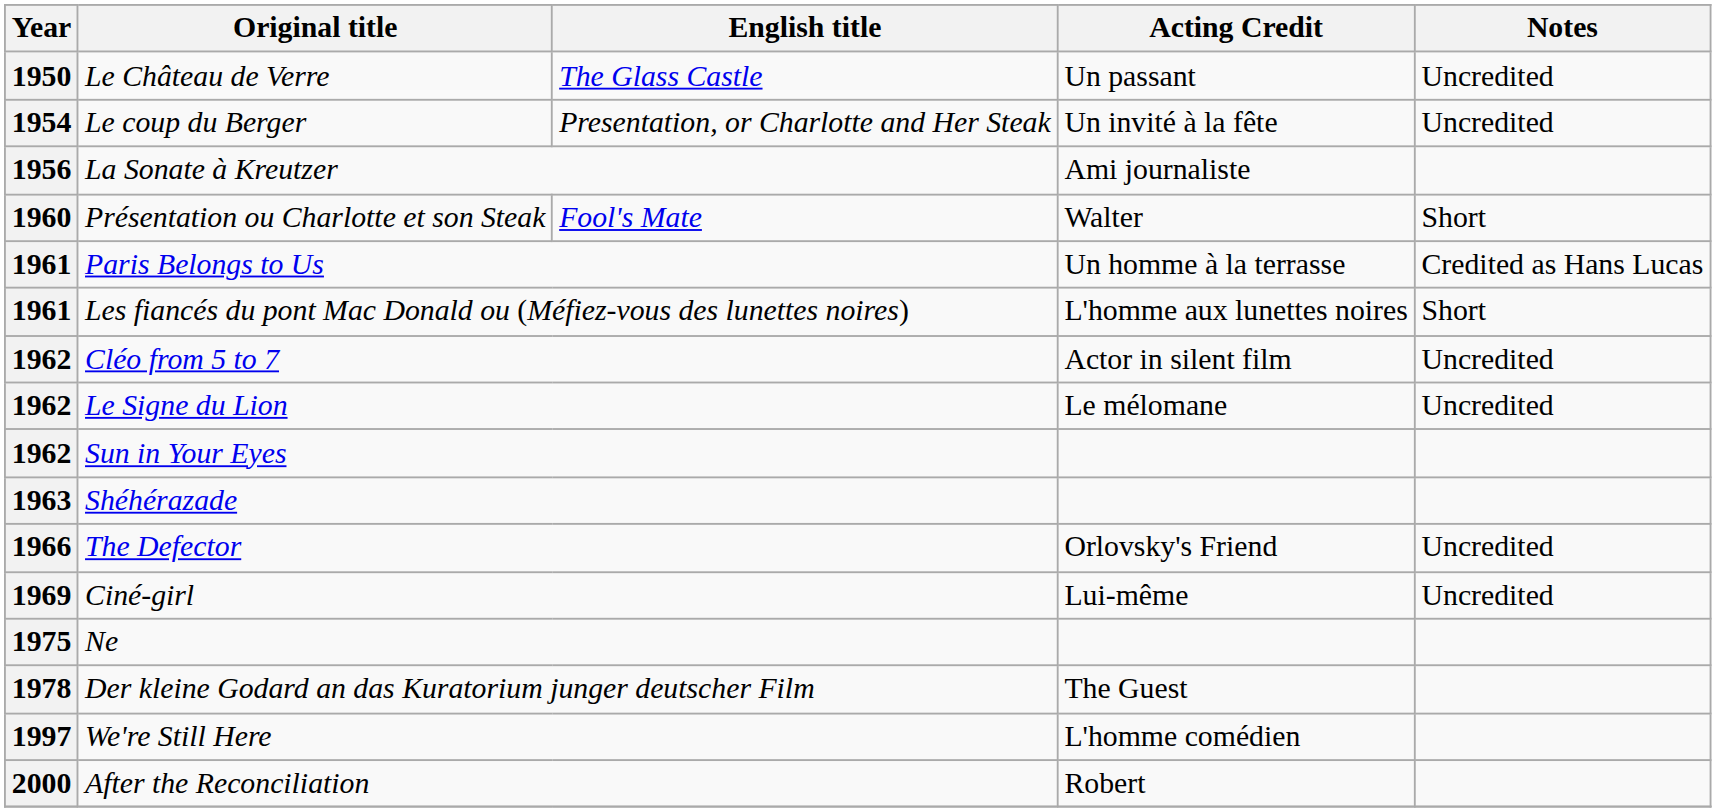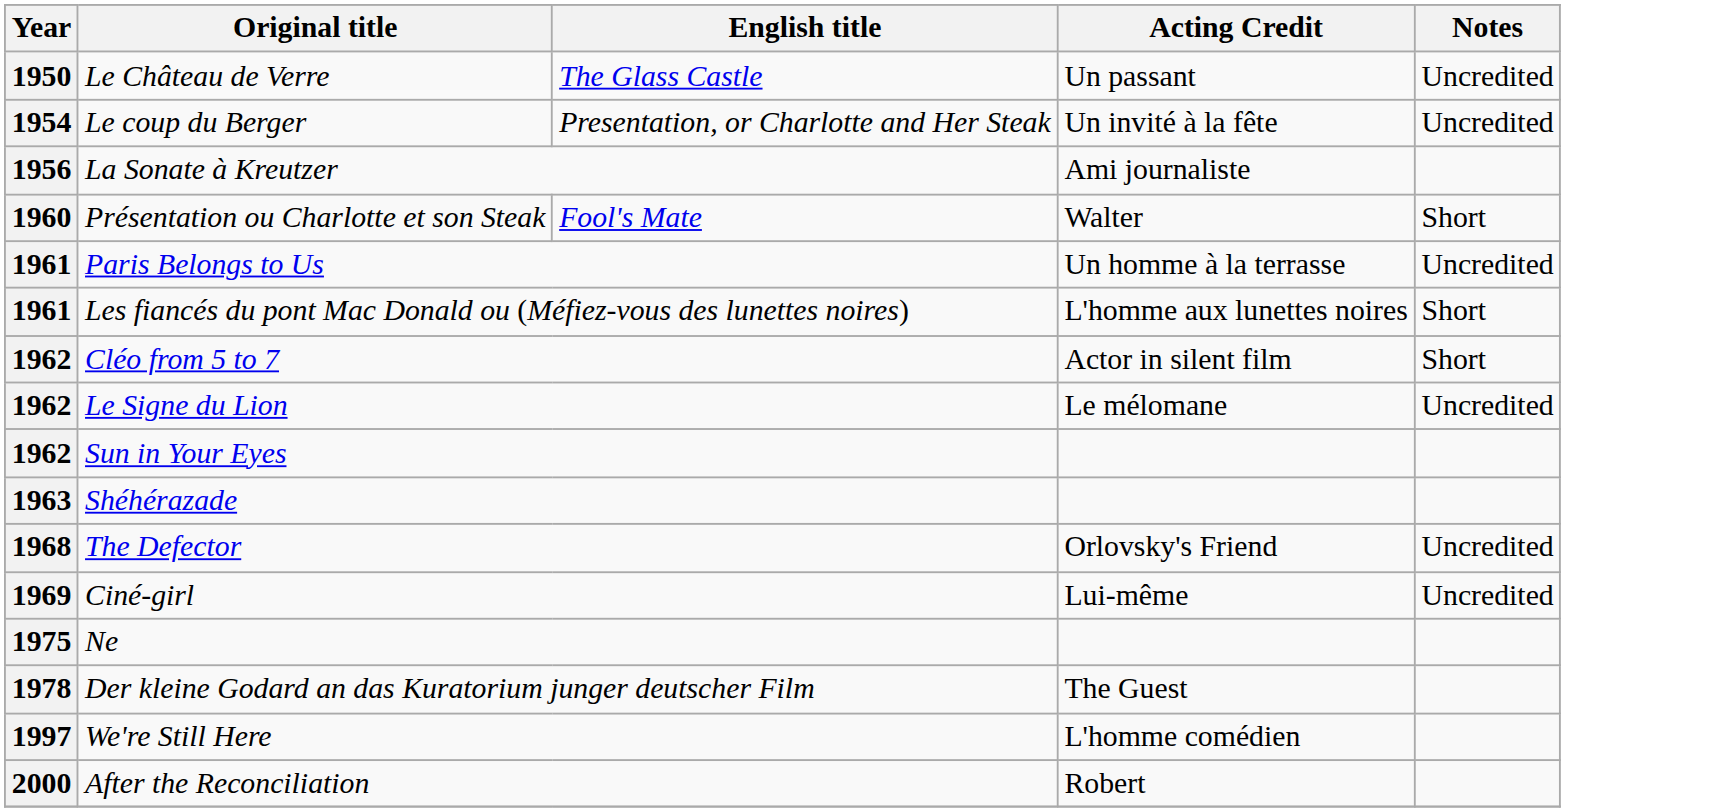(1562, 264) Credited as Hans Lucas -> (1488, 264) Uncredited
(1488, 358) Uncredited -> (1454, 358) Short
(42, 547) 1966 -> (42, 547) 1968
